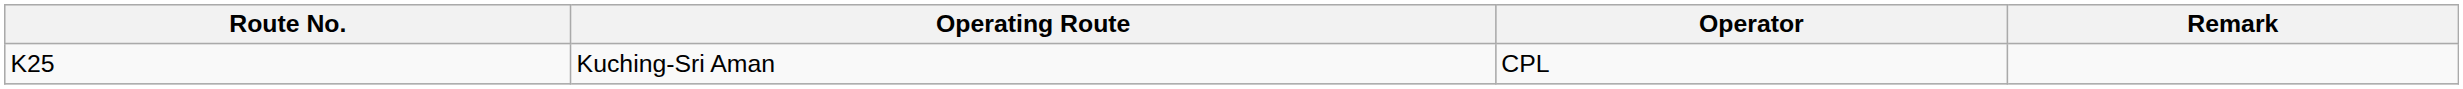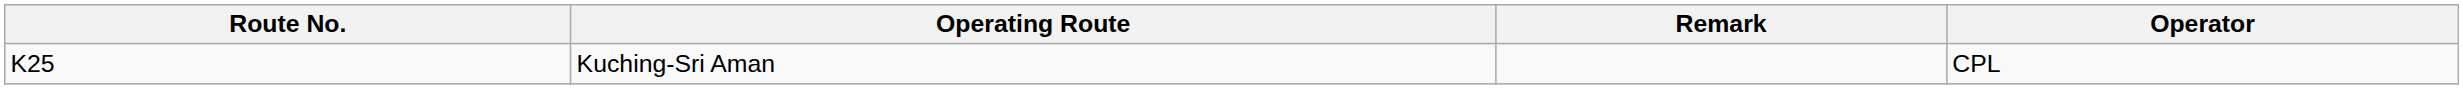columns swapped: (1751, 24) <-> (2233, 24)
